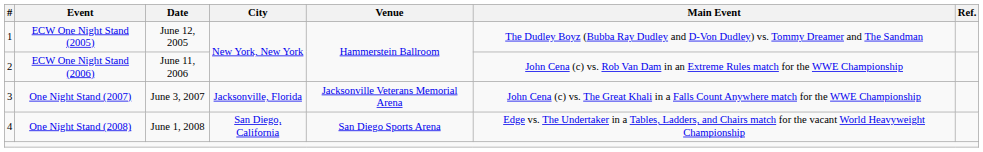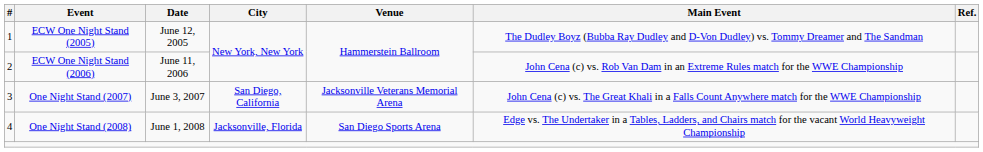(258, 96) Jacksonville, Florida -> (258, 96) San Diego, California
(258, 126) San Diego, California -> (258, 126) Jacksonville, Florida
